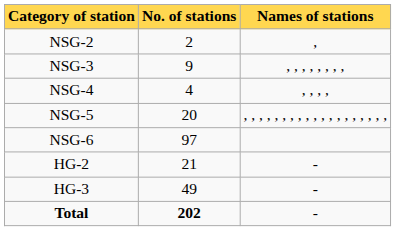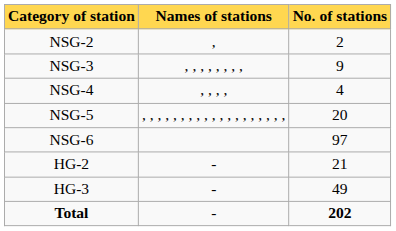columns swapped: (189, 16) <-> (315, 16)
